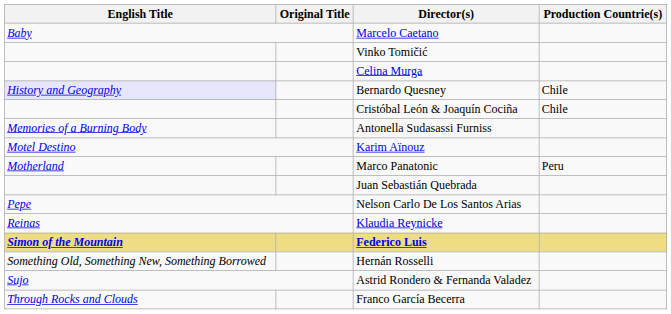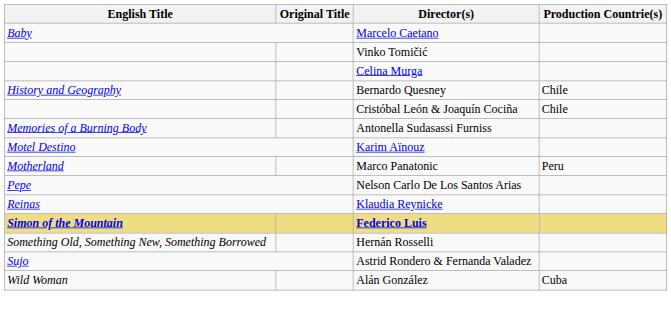(64, 90) lavender background -> (64, 90) no background
- row: (417, 185)
- row: (411, 299)
+ row: (392, 280)
